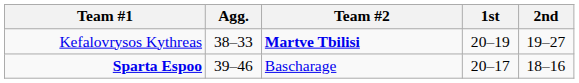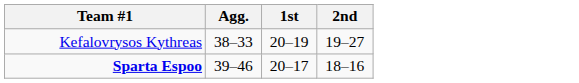- column: (362, 16)
